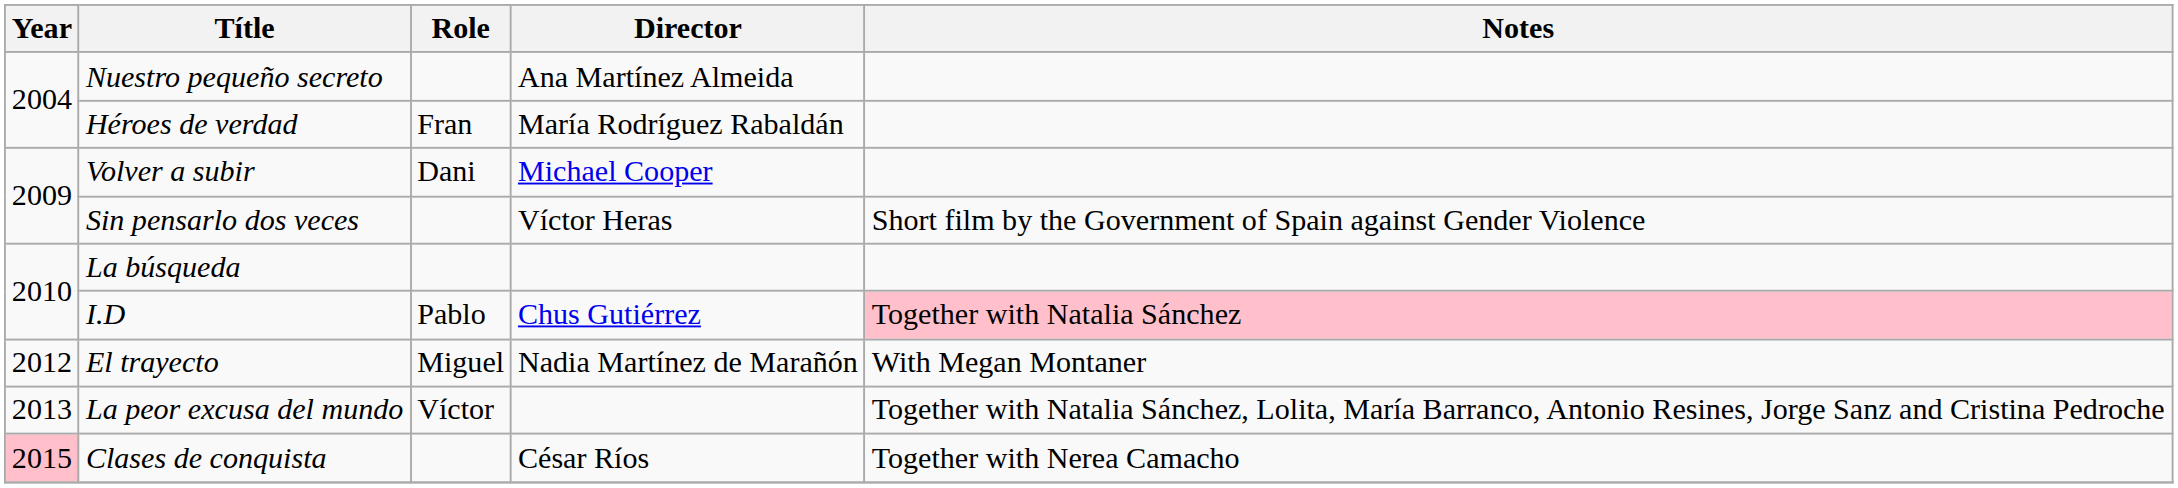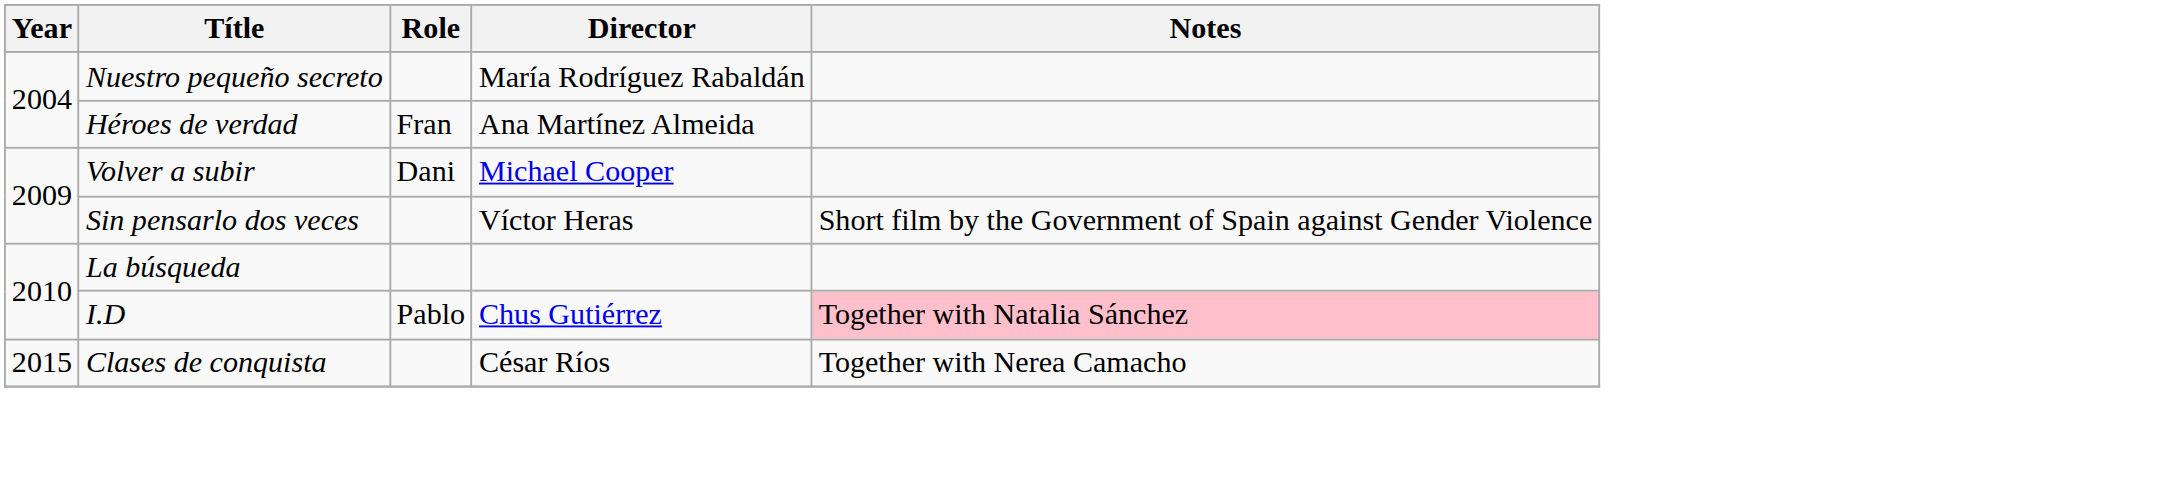(656, 76) Ana Martínez Almeida -> (642, 76) María Rodríguez Rabaldán
(681, 123) María Rodríguez Rabaldán -> (617, 123) Ana Martínez Almeida
- row: (152, 362)
- row: (245, 409)
(42, 457) pink background -> (42, 362) no background
